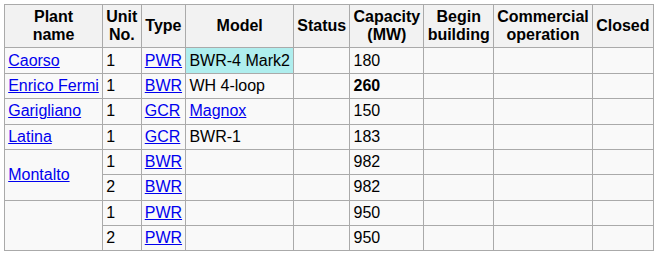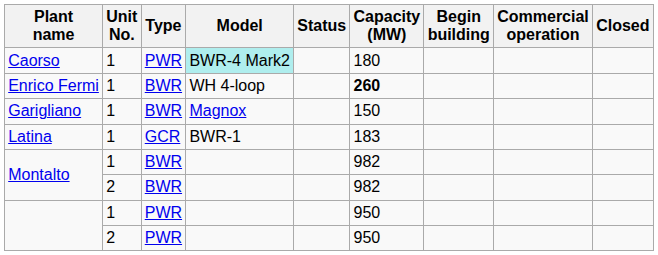(163, 111) GCR -> (163, 111) BWR
